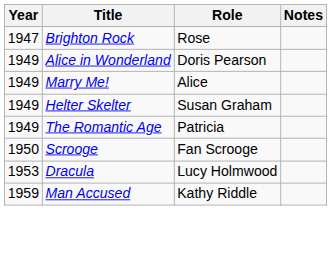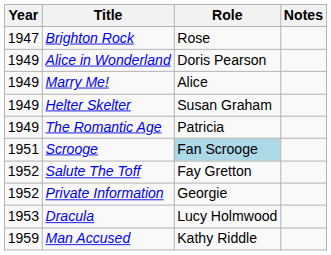(23, 149) 1950 -> (23, 149) 1951
(218, 149) no background -> (218, 149) lightblue background
+ row: (93, 171)
+ row: (105, 194)
